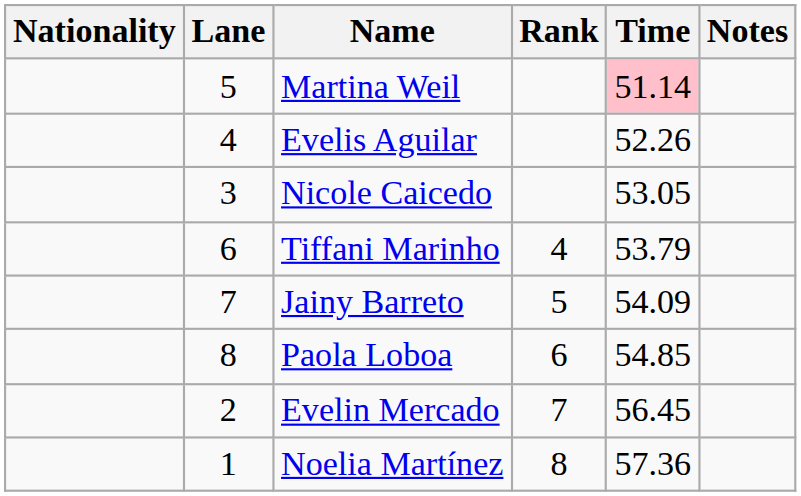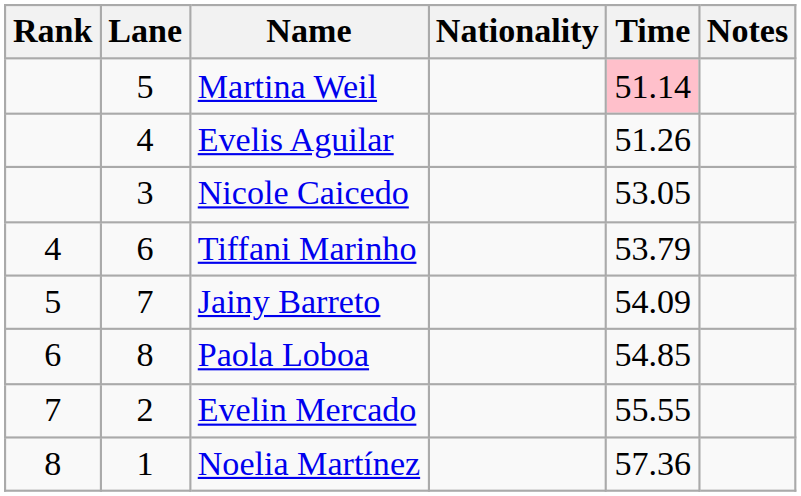columns swapped: (559, 31) <-> (94, 31)
(653, 139) 52.26 -> (653, 139) 51.26
(653, 409) 56.45 -> (653, 409) 55.55
